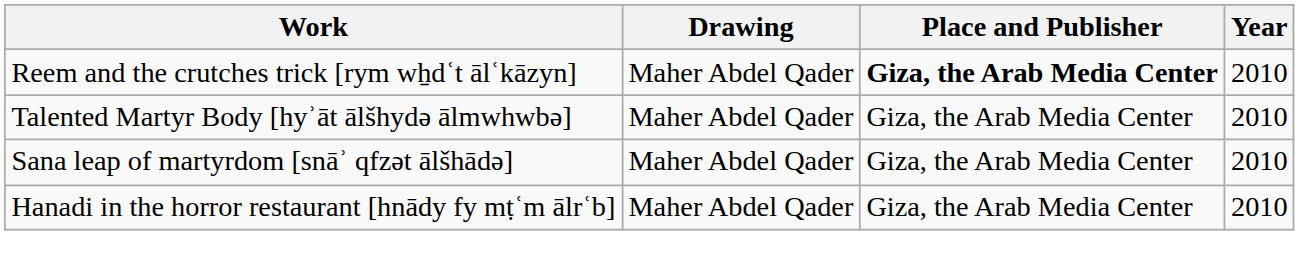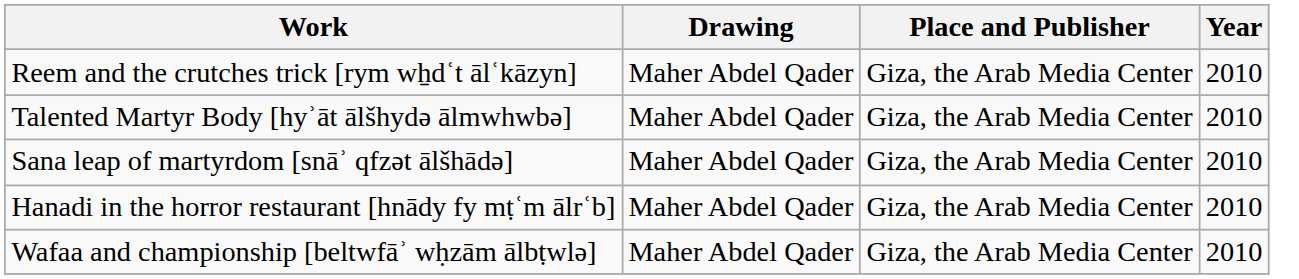(1042, 71) bold -> (1030, 71) normal
+ row: (304, 251)
